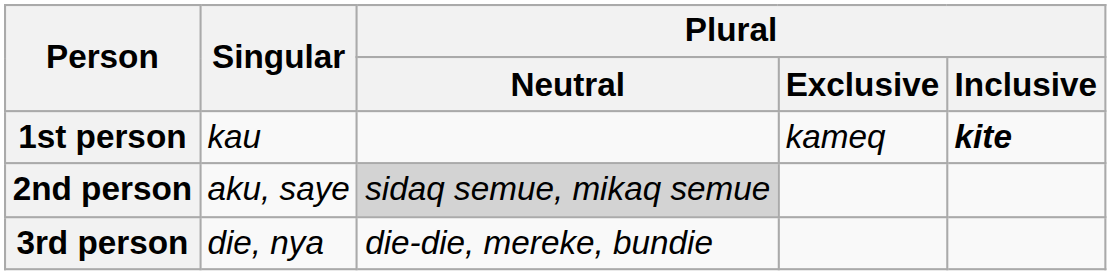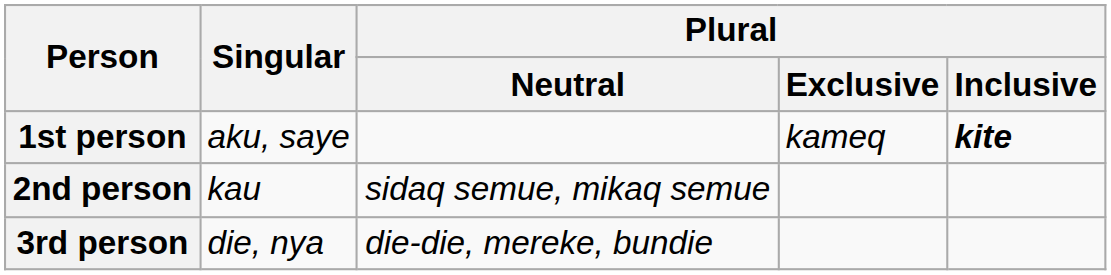(234, 136) kau -> (279, 136) aku, saye
(279, 189) aku, saye -> (234, 189) kau
(568, 189) lightgrey background -> (568, 189) no background
